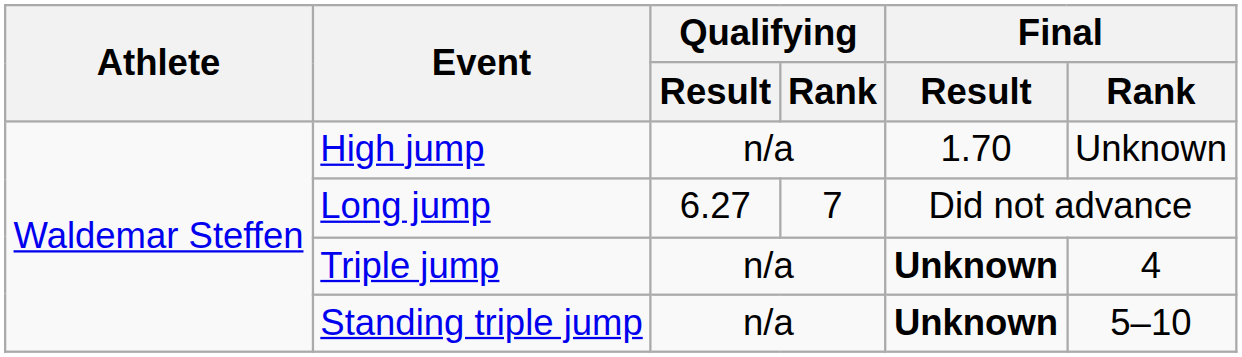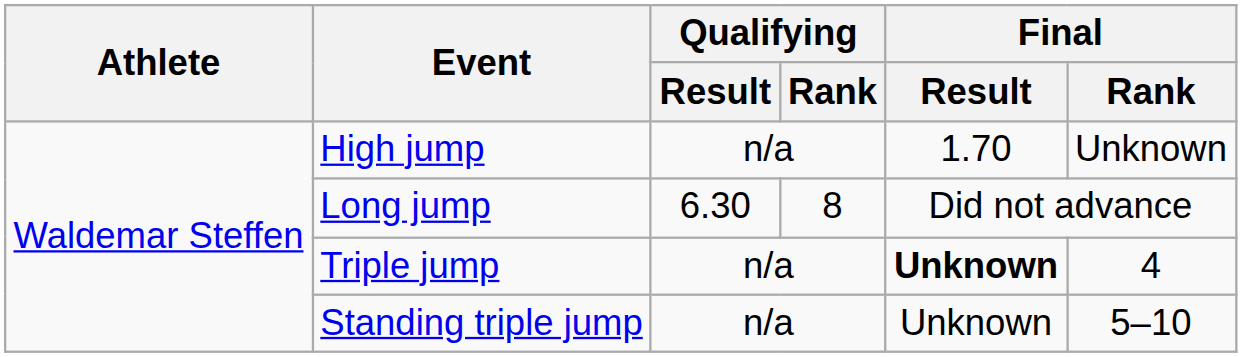(715, 206) 6.27 -> (715, 206) 6.30
(832, 206) 7 -> (832, 206) 8
(976, 322) bold -> (976, 322) normal
